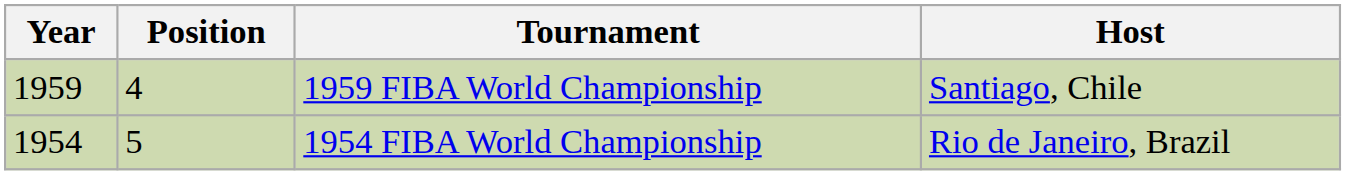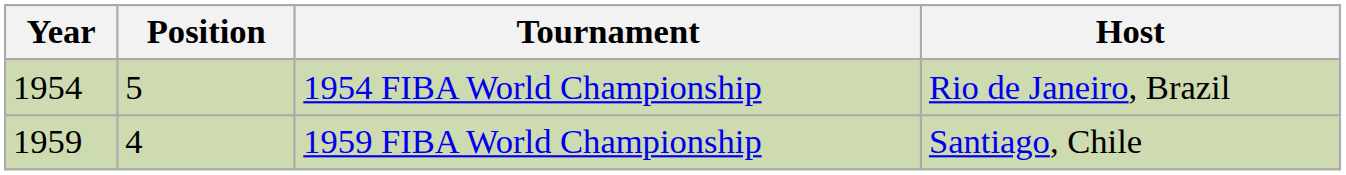rows swapped: (532, 141) <-> (532, 86)
